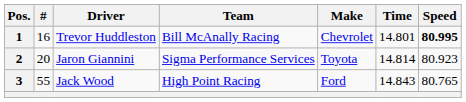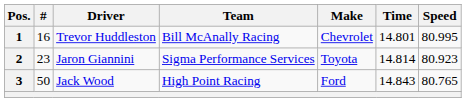(440, 37) bold -> (440, 37) normal
(43, 59) 20 -> (43, 59) 23
(43, 81) 55 -> (43, 81) 50
